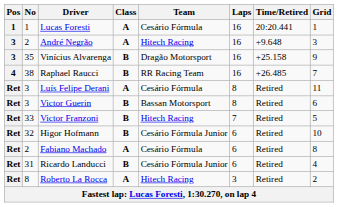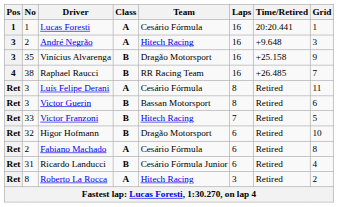(184, 134) Cesário Fórmula Junior -> (176, 134) Dragão Motorsport
